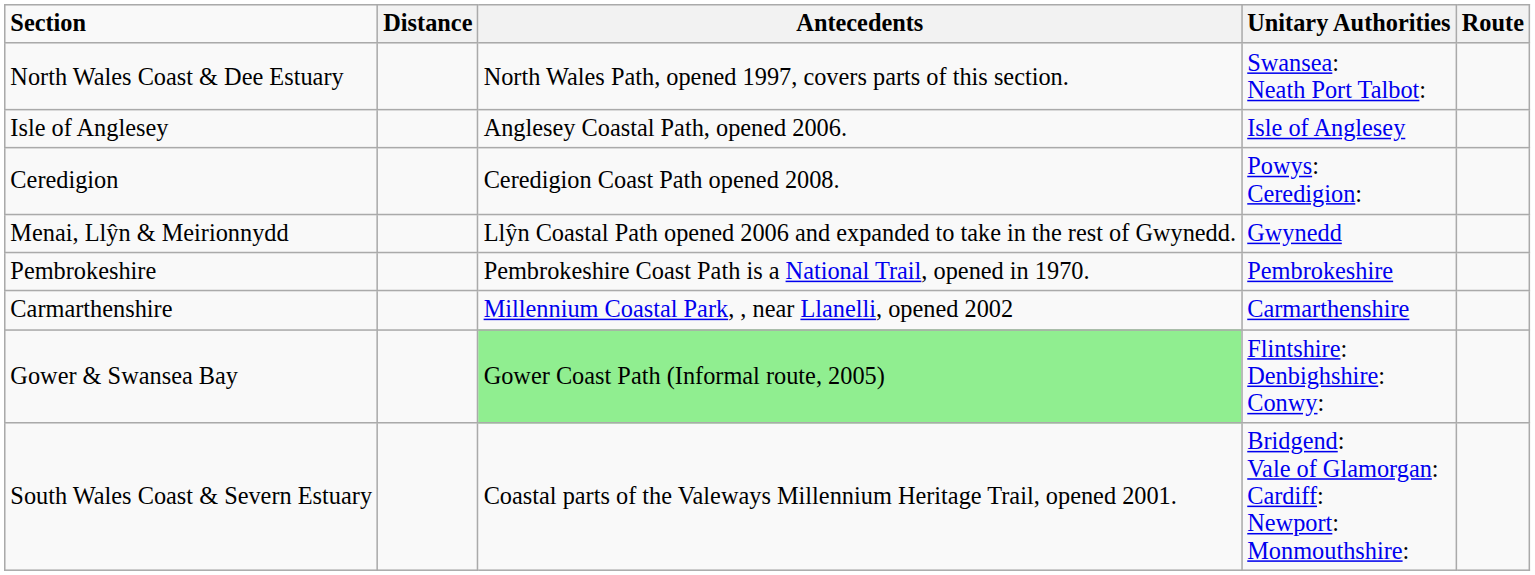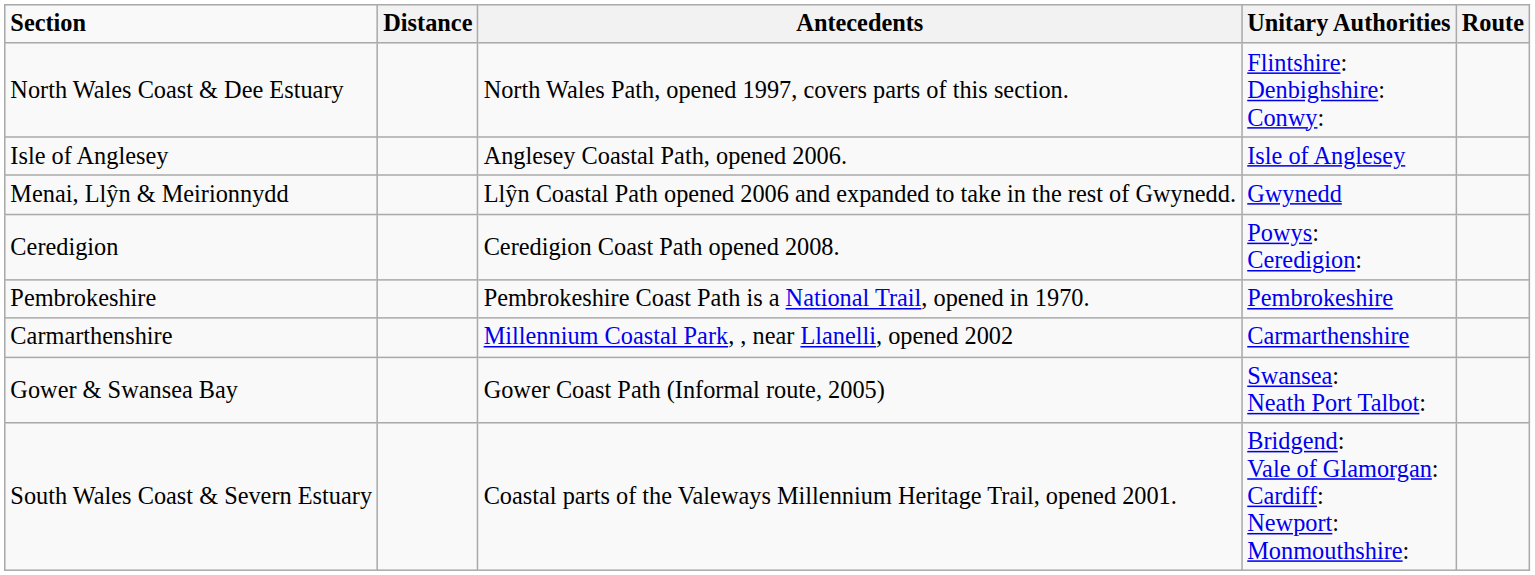(1337, 76) Swansea: Neath Port Talbot: -> (1316, 89) Flintshire: Denbighshire: Conwy:
rows swapped: (150, 232) <-> (64, 180)
(684, 375) lightgreen background -> (684, 389) no background
(1316, 375) Flintshire: Denbighshire: Conwy: -> (1337, 389) Swansea: Neath Port Talbot:
